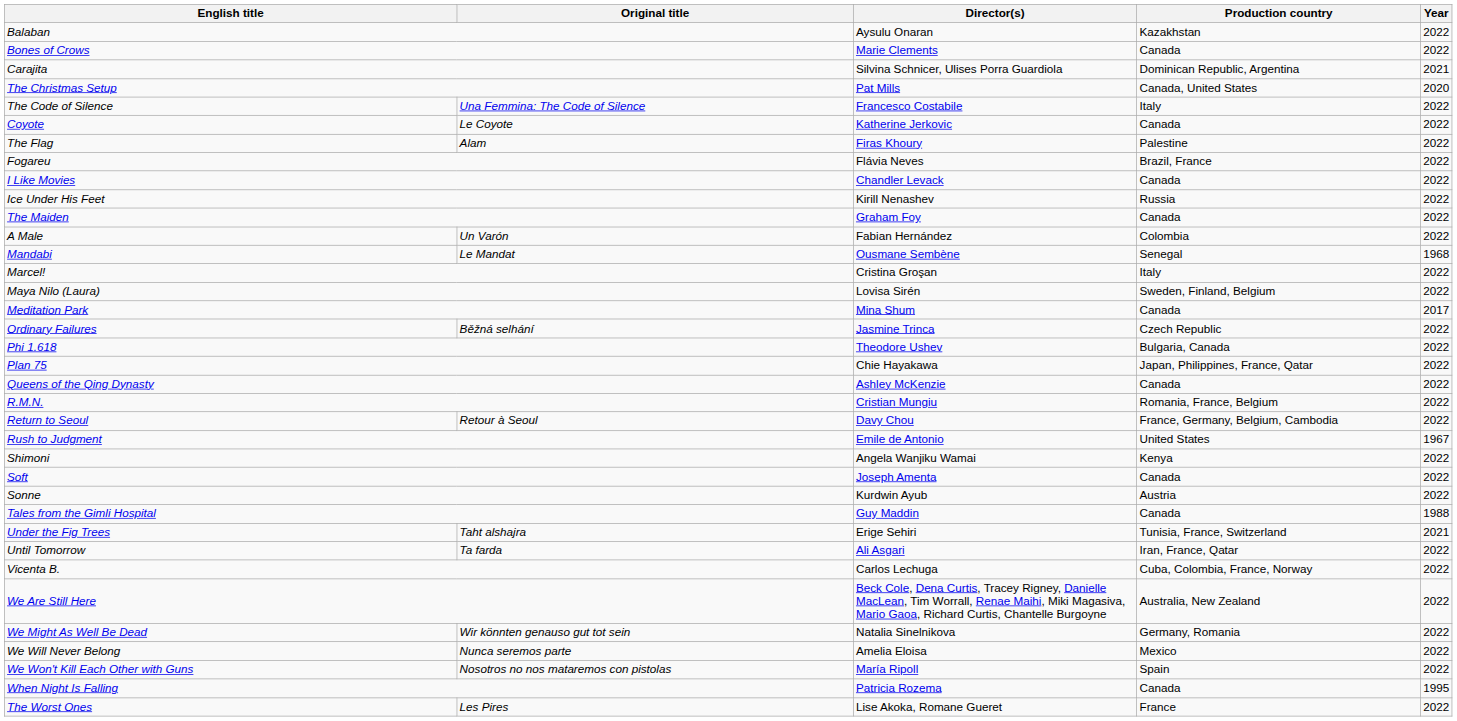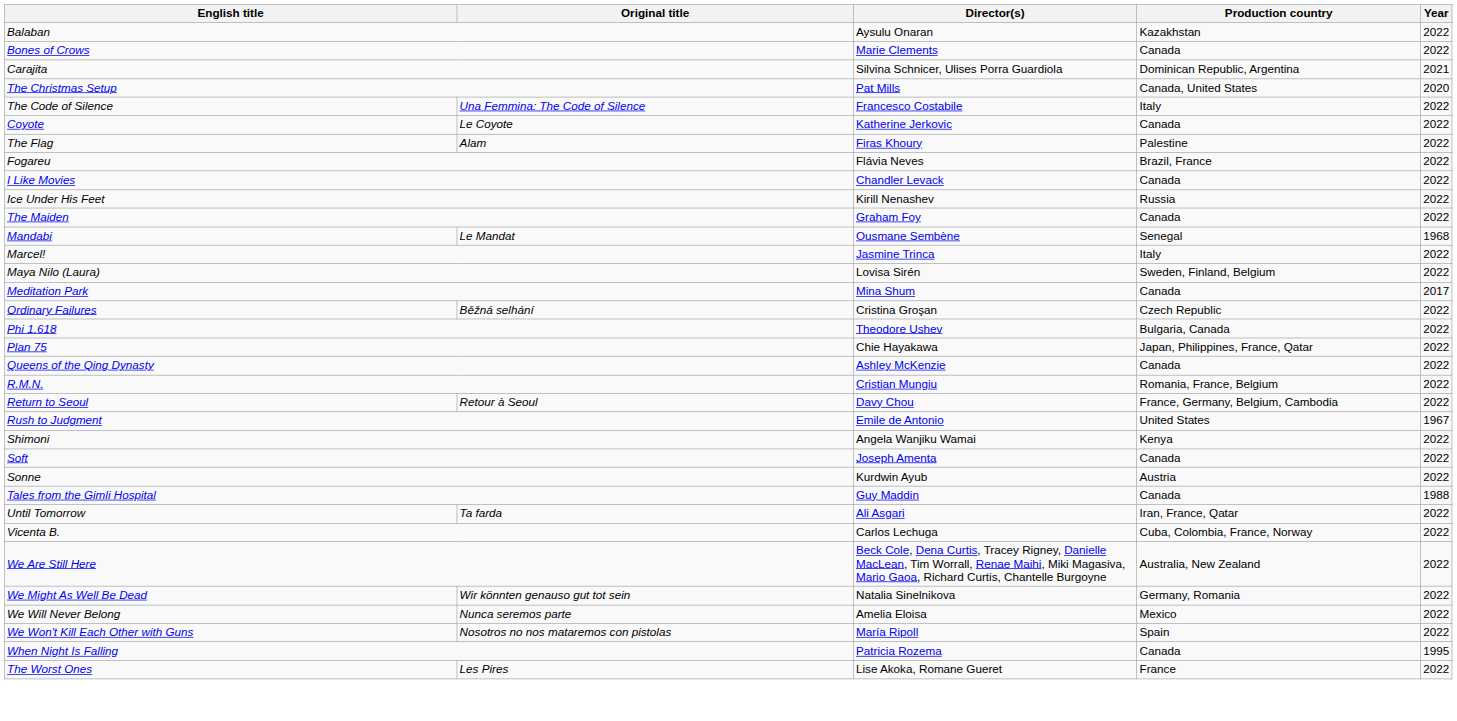- row: (25, 236)
(897, 273) Cristina Groşan -> (895, 254) Jasmine Trinca
(895, 328) Jasmine Trinca -> (897, 310) Cristina Groşan
- row: (59, 532)
